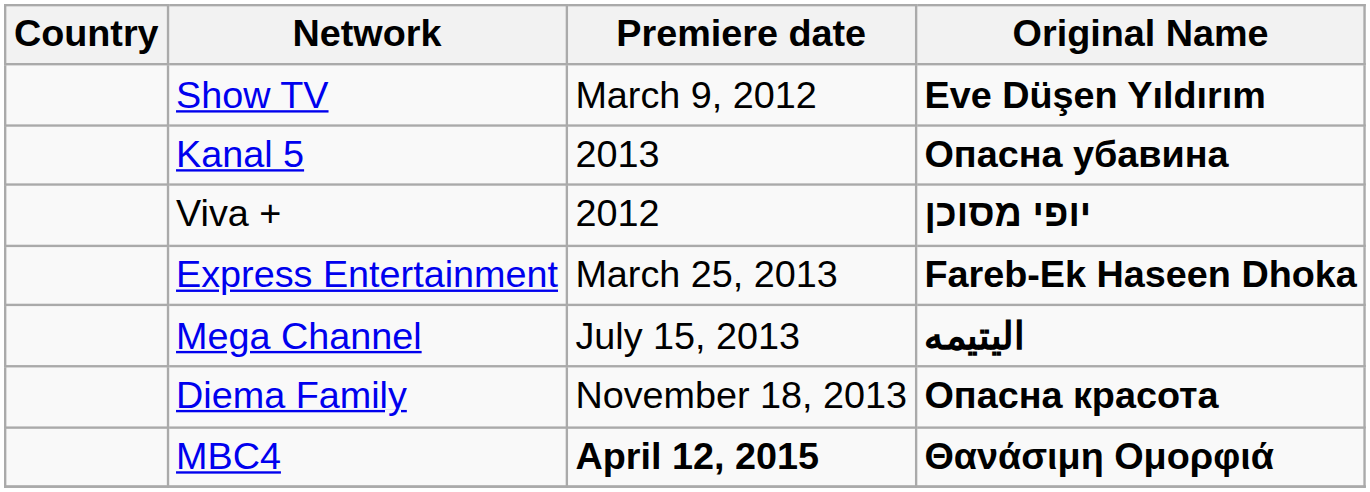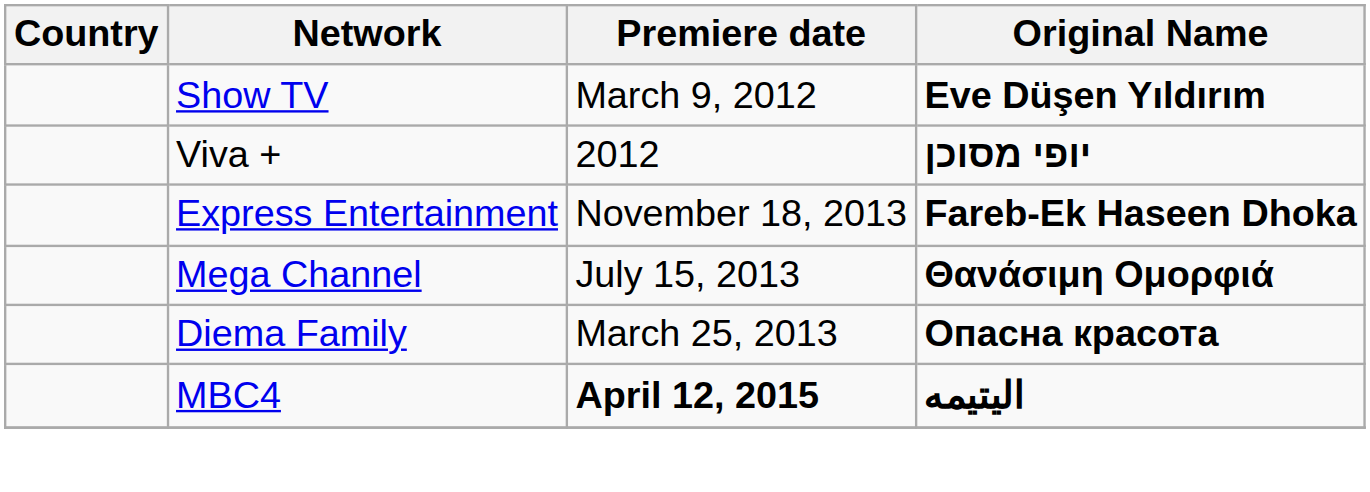- row: (240, 154)
(707, 273) March 25, 2013 -> (741, 214) November 18, 2013
(974, 336) اليتيمه -> (1099, 273) Θανάσιμη Ομορφιά
(741, 396) November 18, 2013 -> (707, 333) March 25, 2013
(1099, 455) Θανάσιμη Ομορφιά -> (974, 396) اليتيمه
